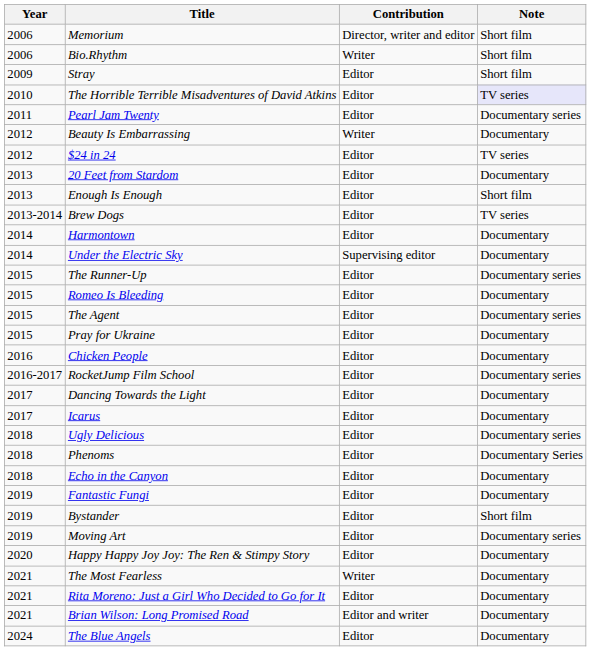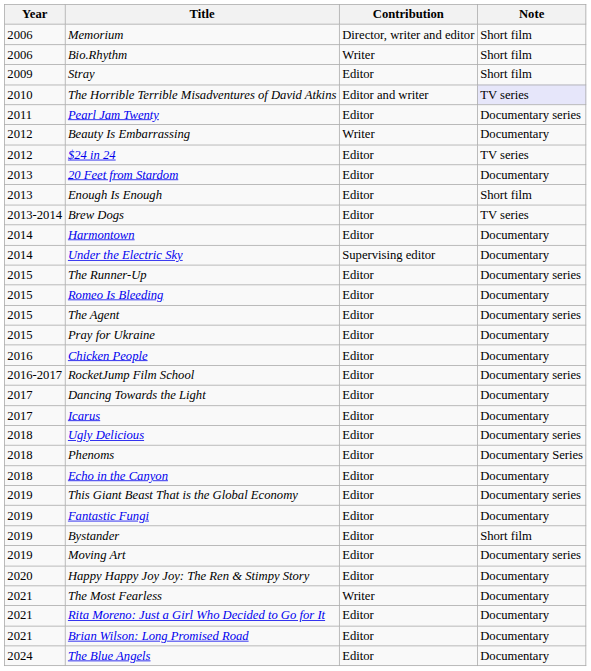(358, 94) Editor -> (385, 94) Editor and writer
+ row: (183, 495)
(385, 615) Editor and writer -> (358, 635) Editor
